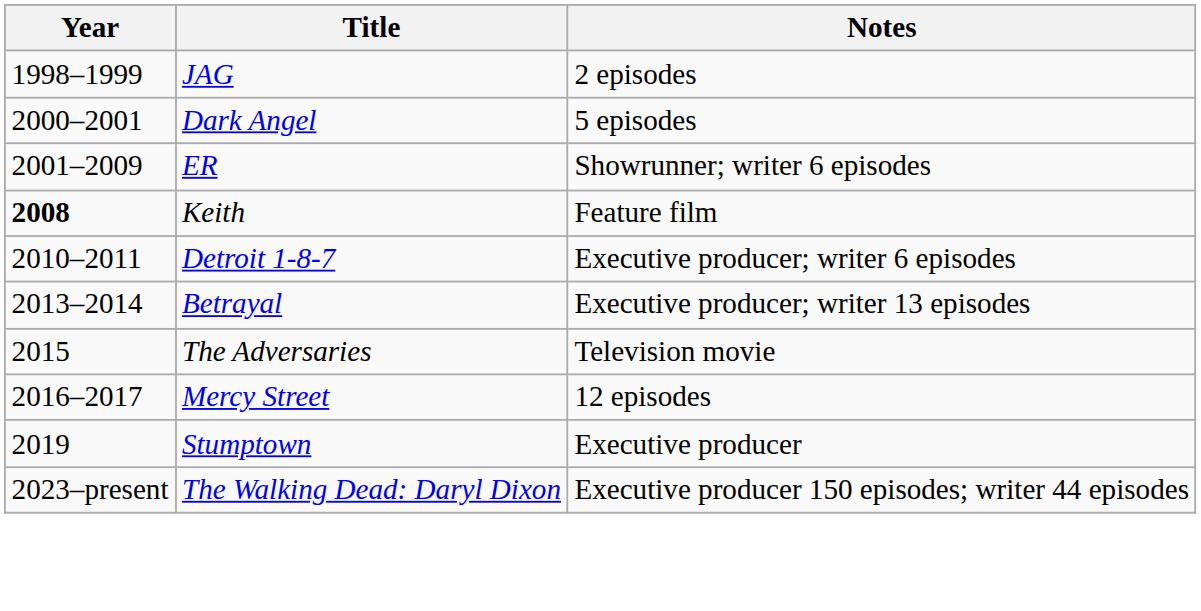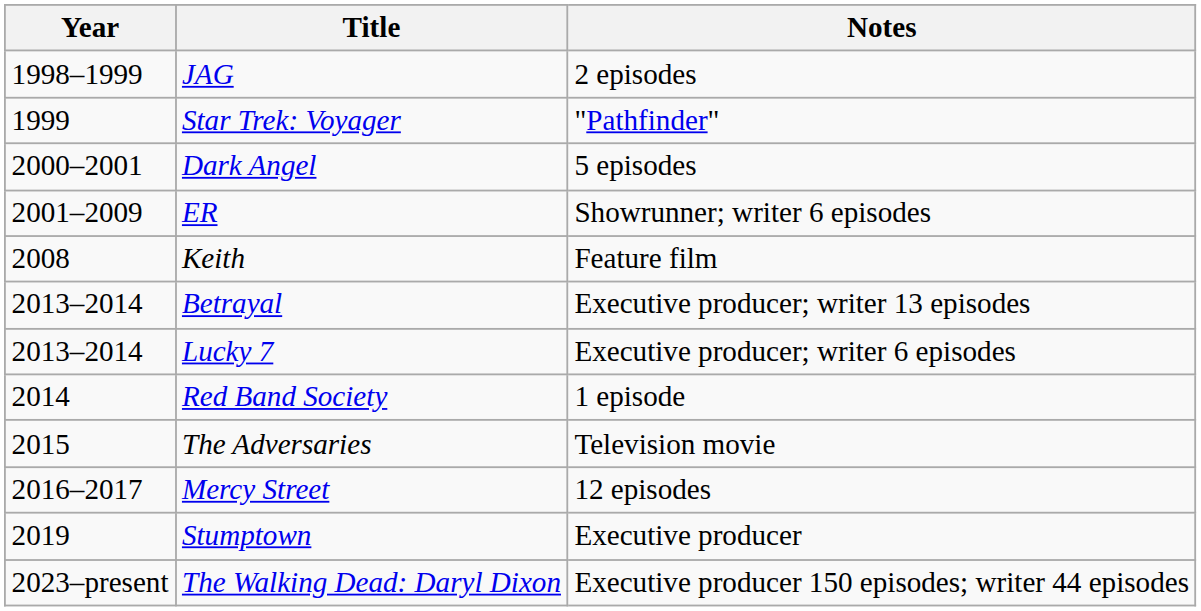+ row: (291, 119)
(41, 212) bold -> (41, 258) normal
- row: (259, 258)
+ row: (228, 350)
+ row: (285, 397)
